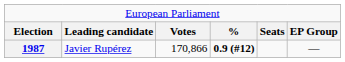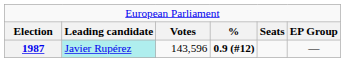(98, 48) no background -> (98, 48) paleturquoise background
(189, 48) 170,866 -> (189, 48) 143,596
